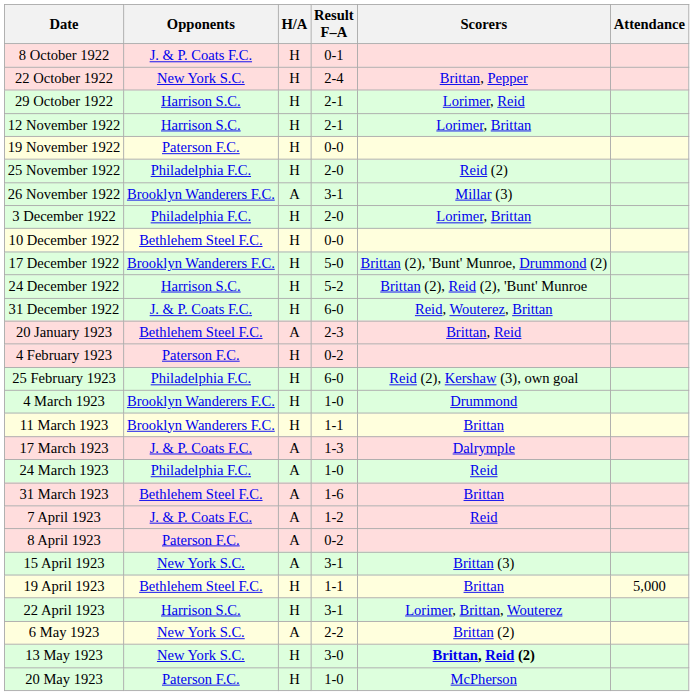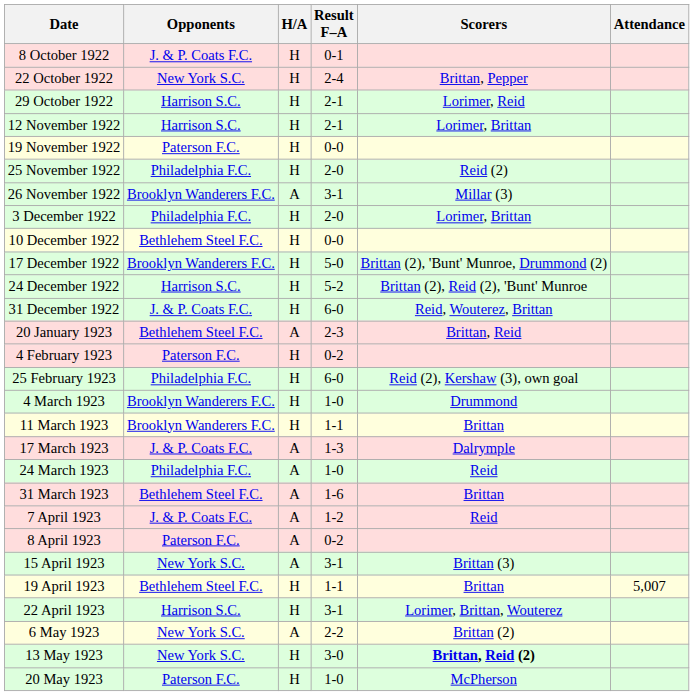(649, 586) 5,000 -> (649, 586) 5,007
